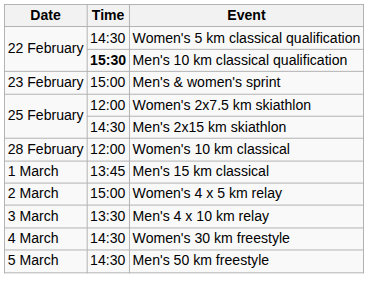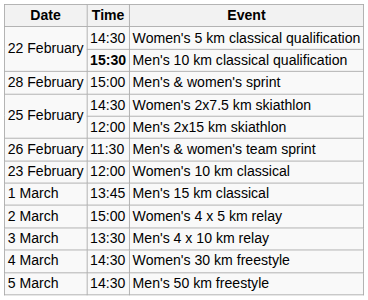(46, 82) 23 February -> (46, 82) 28 February
(108, 104) 12:00 -> (108, 104) 14:30
(108, 127) 14:30 -> (108, 127) 12:00
+ row: (224, 149)
(46, 149) 28 February -> (46, 171) 23 February
